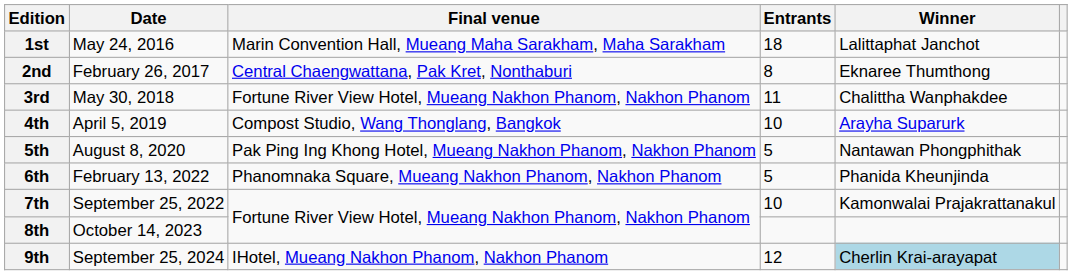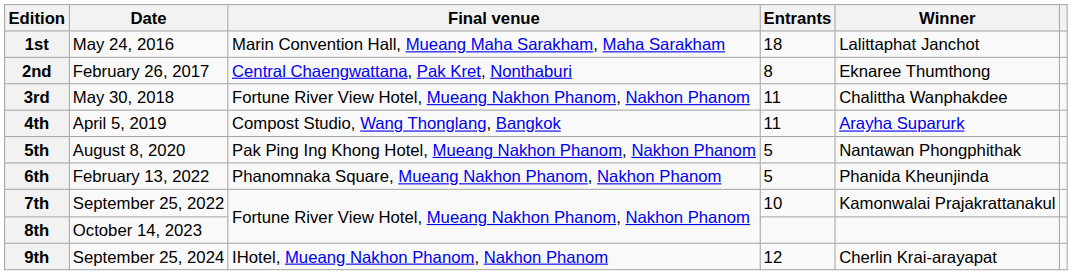(773, 124) 10 -> (772, 124) 11
(918, 256) lightblue background -> (918, 256) no background
